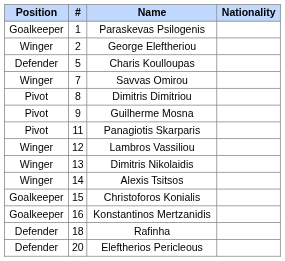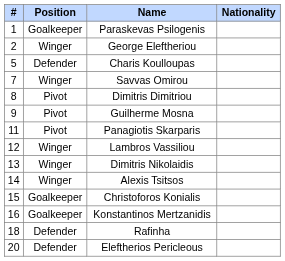columns swapped: (78, 13) <-> (36, 13)
